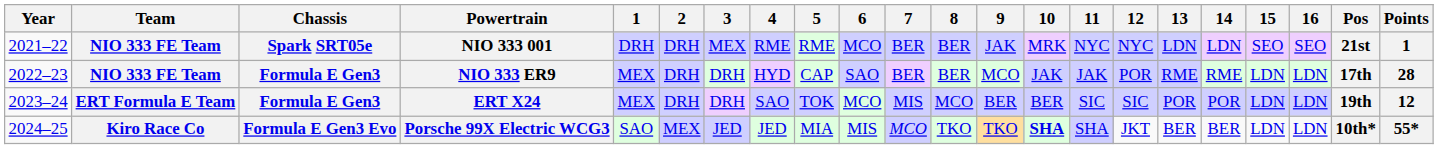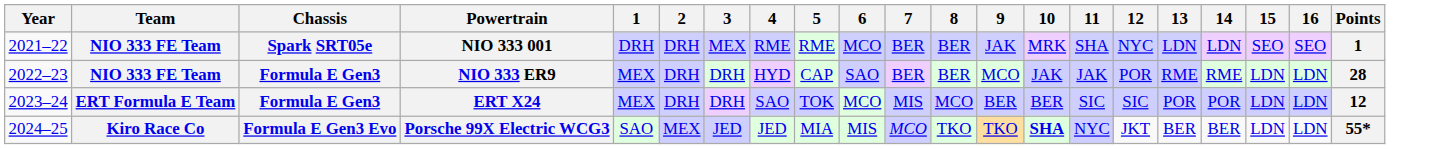- column: (1356, 18)
(1092, 45) NYC -> (1092, 45) SHA
(1092, 129) SHA -> (1092, 129) NYC
